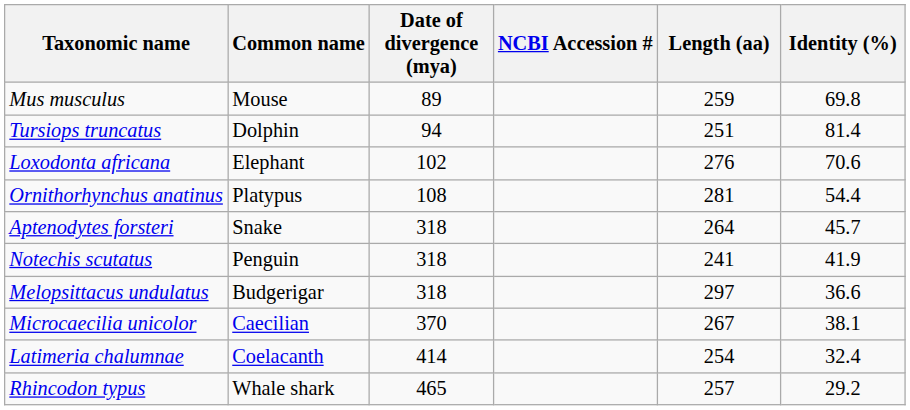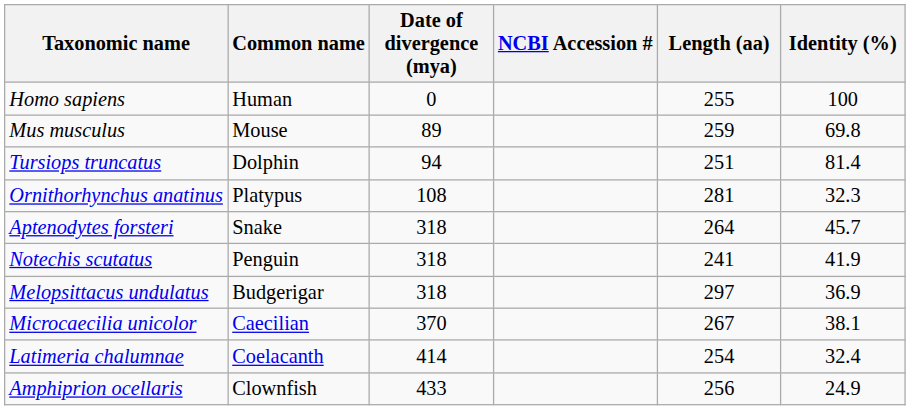+ row: (67, 98)
- row: (90, 163)
(843, 195) 54.4 -> (843, 195) 32.3
(843, 291) 36.6 -> (843, 291) 36.9
+ row: (96, 388)
- row: (77, 388)
